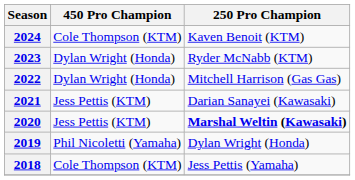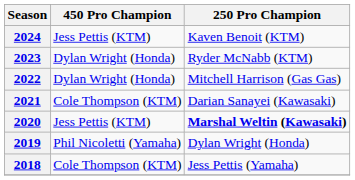(117, 36) Cole Thompson (KTM) -> (102, 36) Jess Pettis (KTM)
(102, 100) Jess Pettis (KTM) -> (117, 100) Cole Thompson (KTM)
